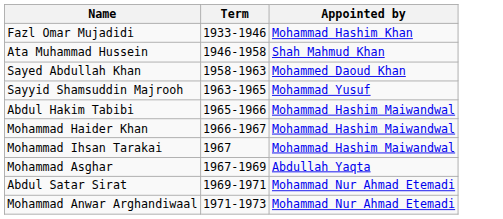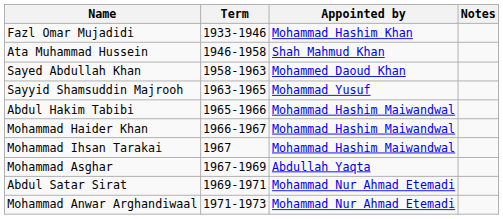+ column: (478, 14)
